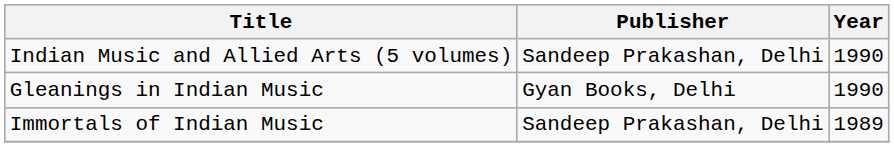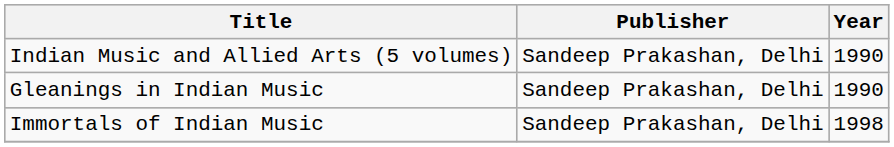(629, 90) Gyan Books, Delhi -> (673, 90) Sandeep Prakashan, Delhi
(859, 124) 1989 -> (859, 124) 1998
